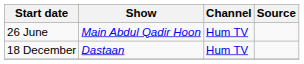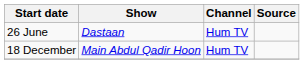(141, 31) Main Abdul Qadir Hoon -> (103, 31) Dastaan
(103, 50) Dastaan -> (141, 50) Main Abdul Qadir Hoon
